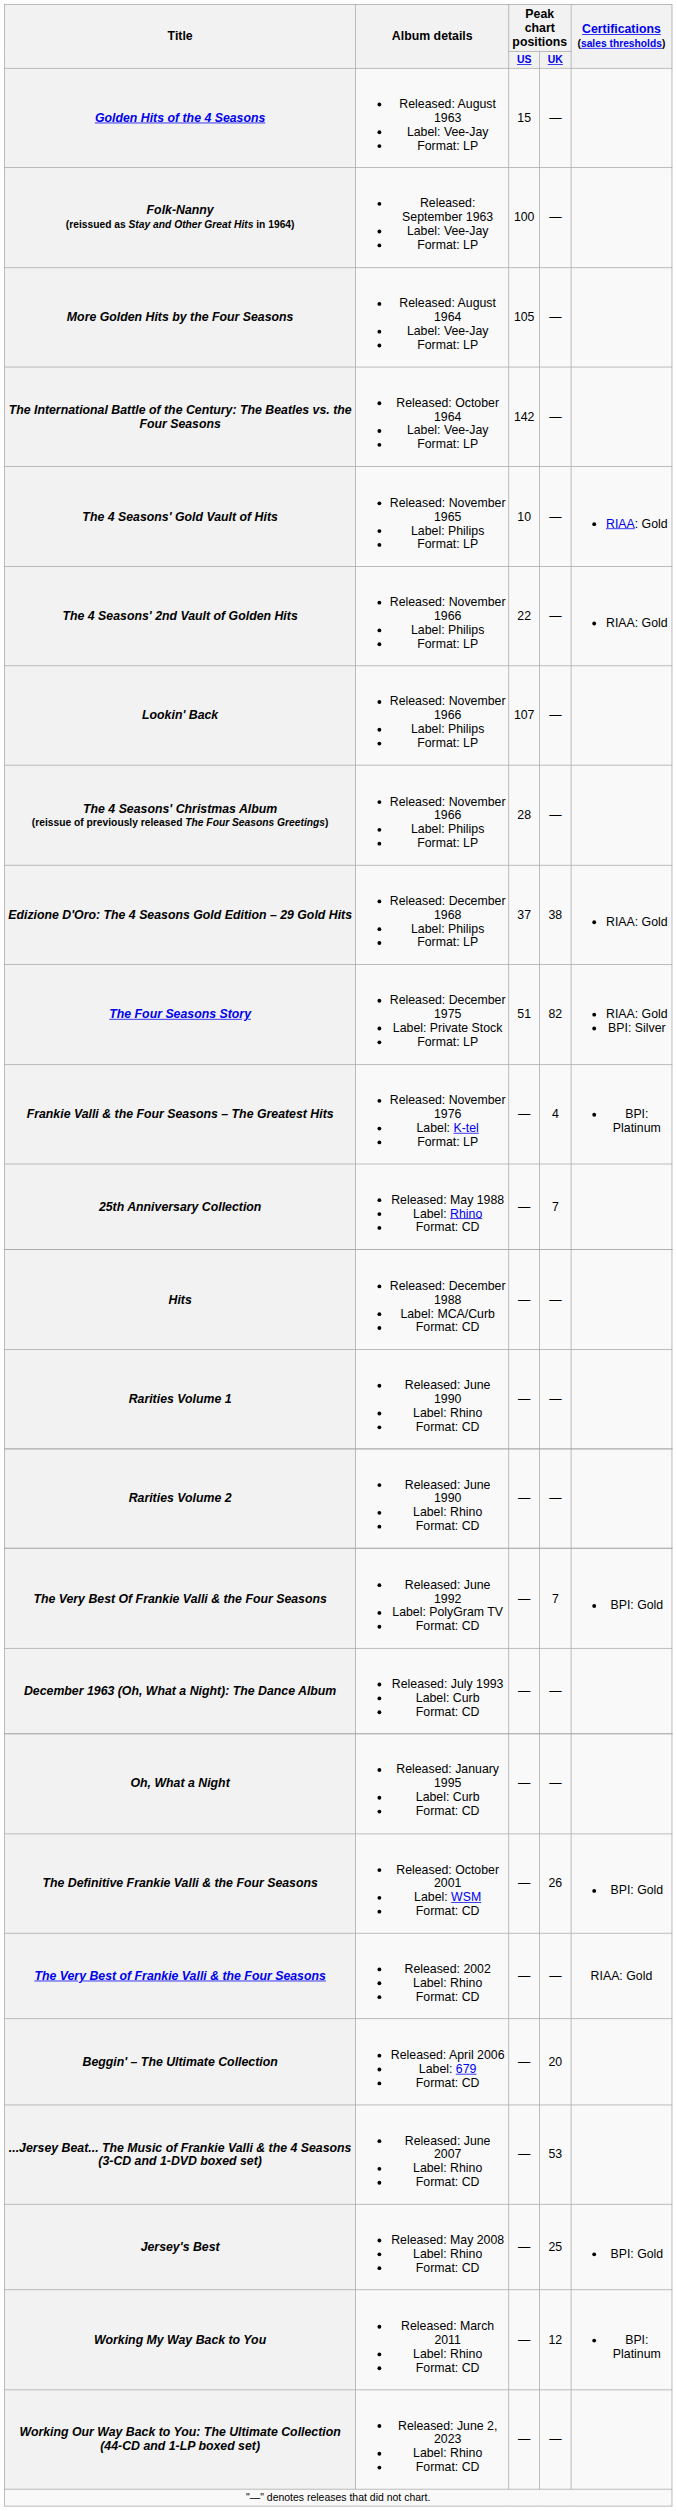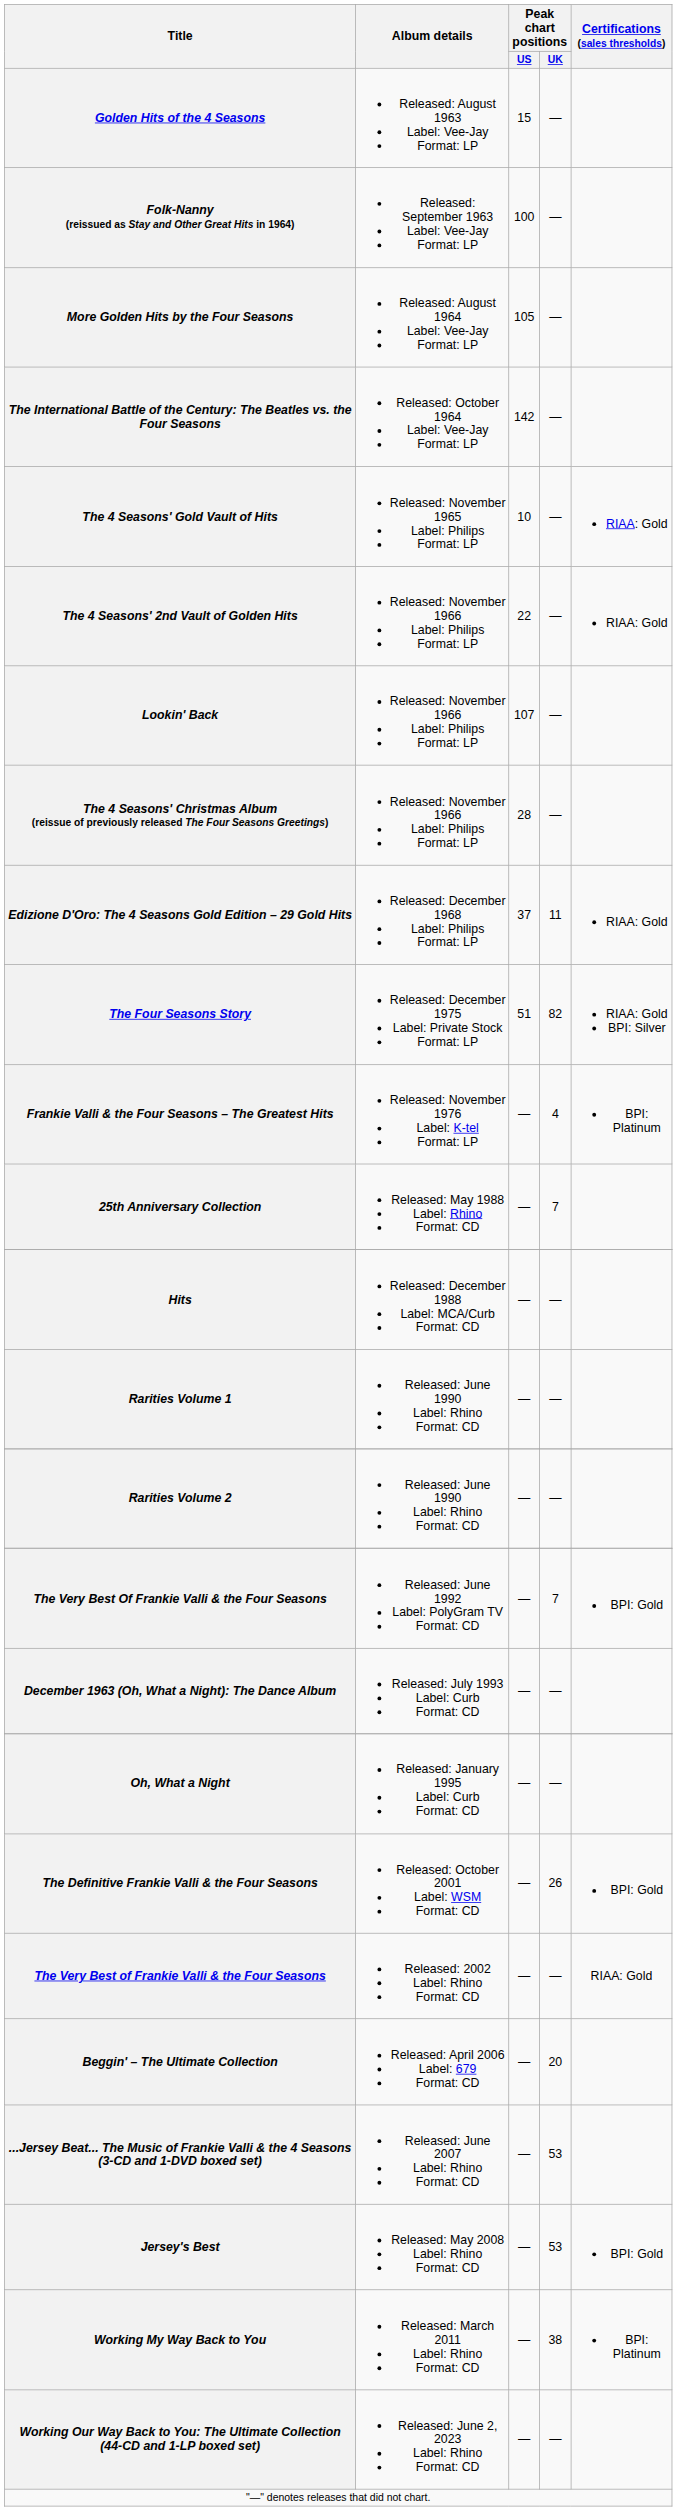(555, 915) 38 -> (555, 915) 11
(555, 2247) 25 -> (555, 2247) 53
(555, 2340) 12 -> (555, 2340) 38
